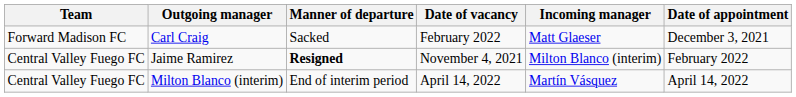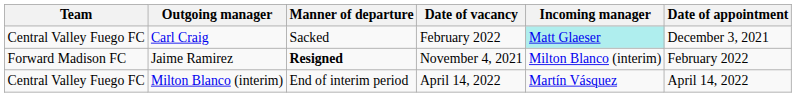(67, 37) Forward Madison FC -> (76, 37) Central Valley Fuego FC
(565, 37) no background -> (565, 37) paleturquoise background
(76, 59) Central Valley Fuego FC -> (67, 59) Forward Madison FC
